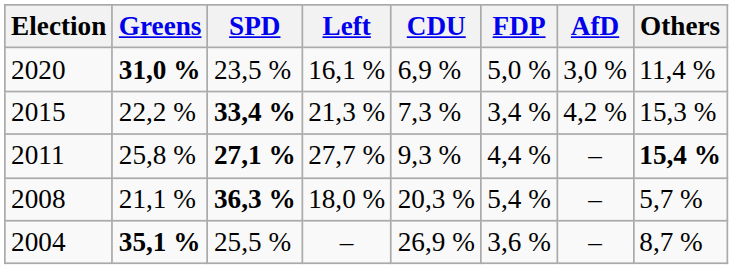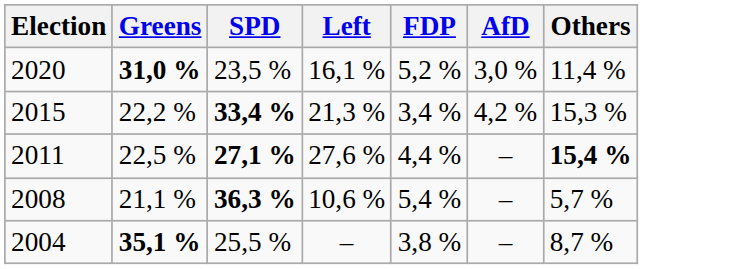- column: (436, 26)
(519, 69) 5,0 % -> (429, 69) 5,2 %
(157, 155) 25,8 % -> (157, 155) 22,5 %
(347, 155) 27,7 % -> (347, 155) 27,6 %
(347, 198) 18,0 % -> (347, 198) 10,6 %
(519, 241) 3,6 % -> (429, 241) 3,8 %
